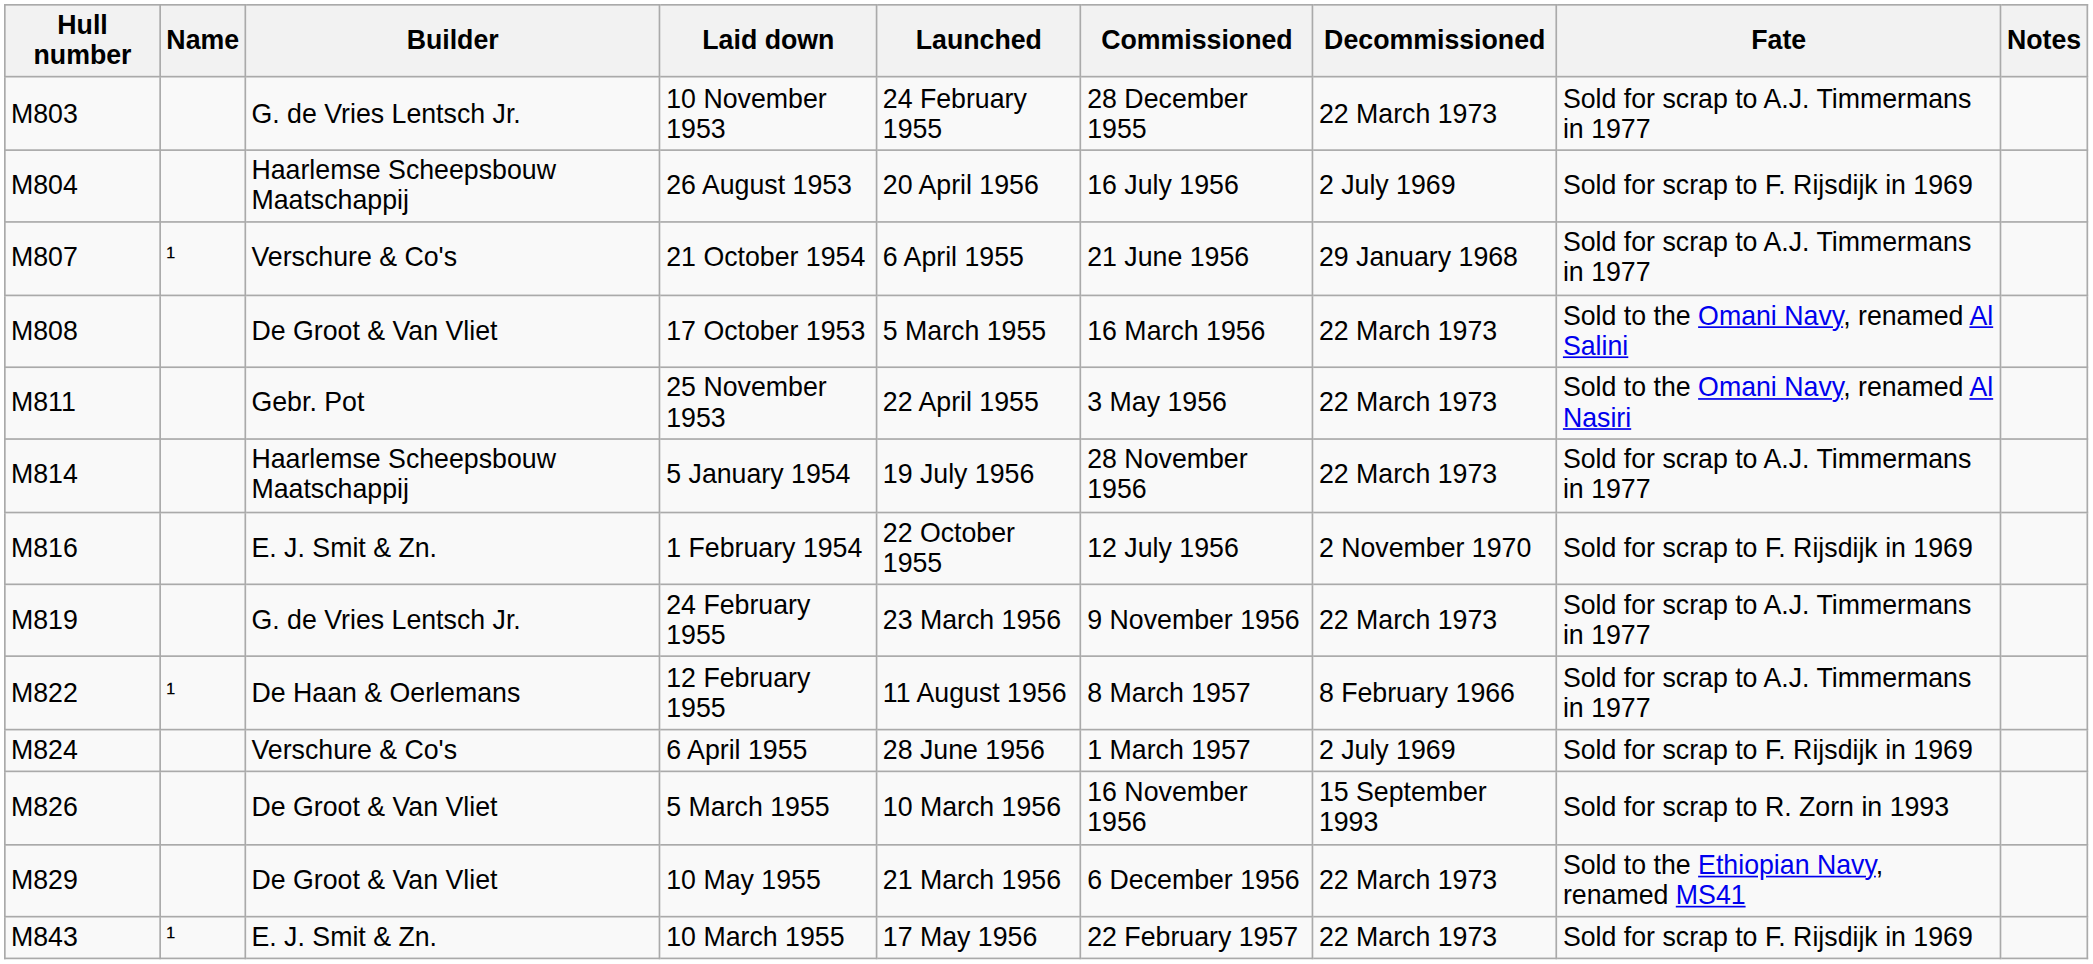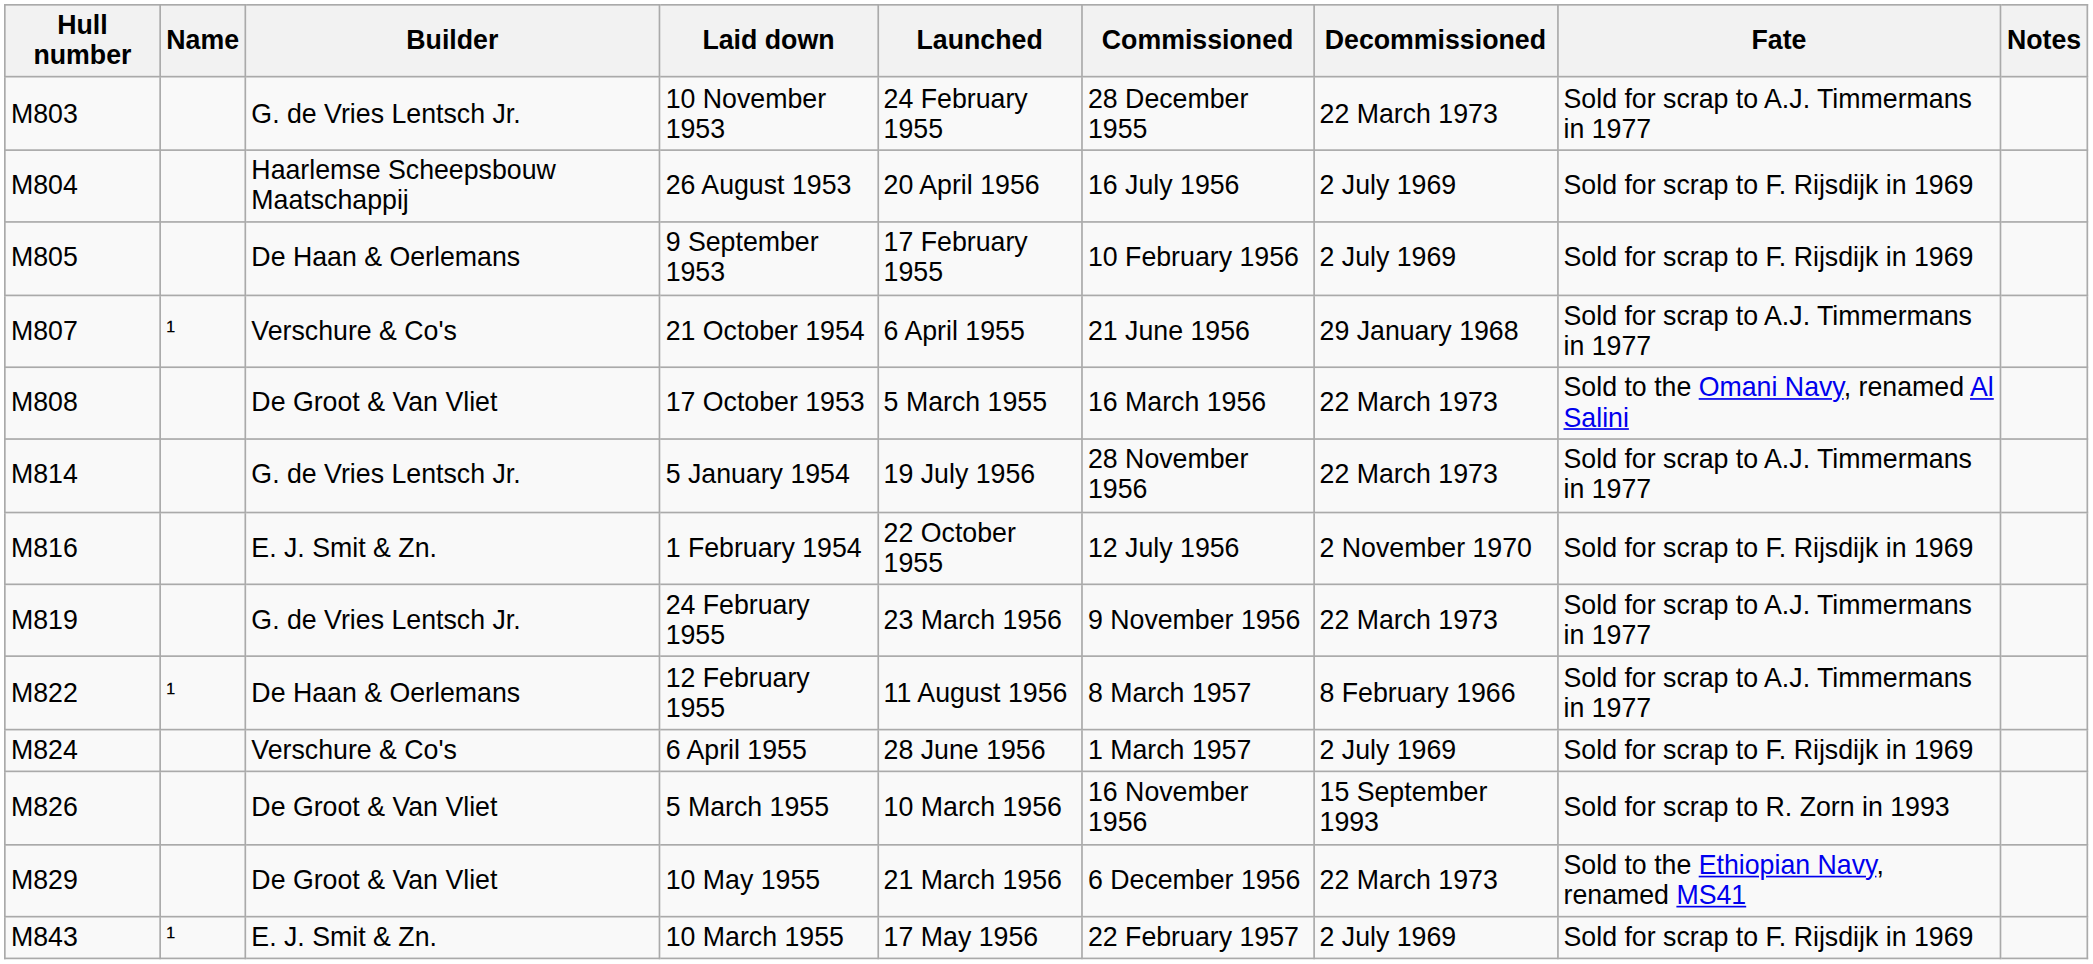+ row: (742, 258)
- row: (746, 402)
(404, 475) Haarlemse Scheepsbouw Maatschappij -> (386, 475) G. de Vries Lentsch Jr.
(1408, 937) 22 March 1973 -> (1388, 937) 2 July 1969
